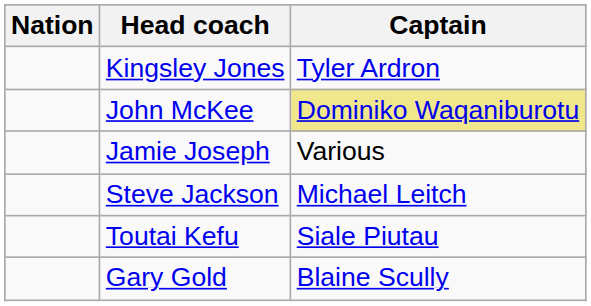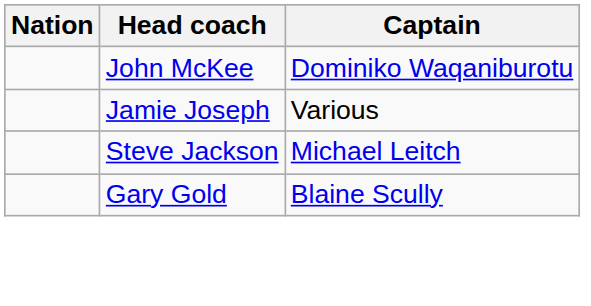- row: (195, 67)
(438, 109) khaki background -> (432, 67) no background
- row: (172, 236)
